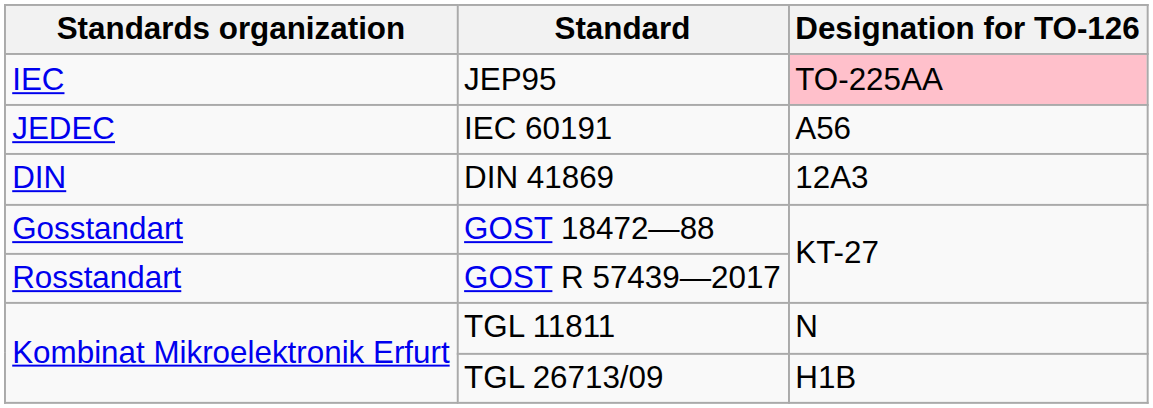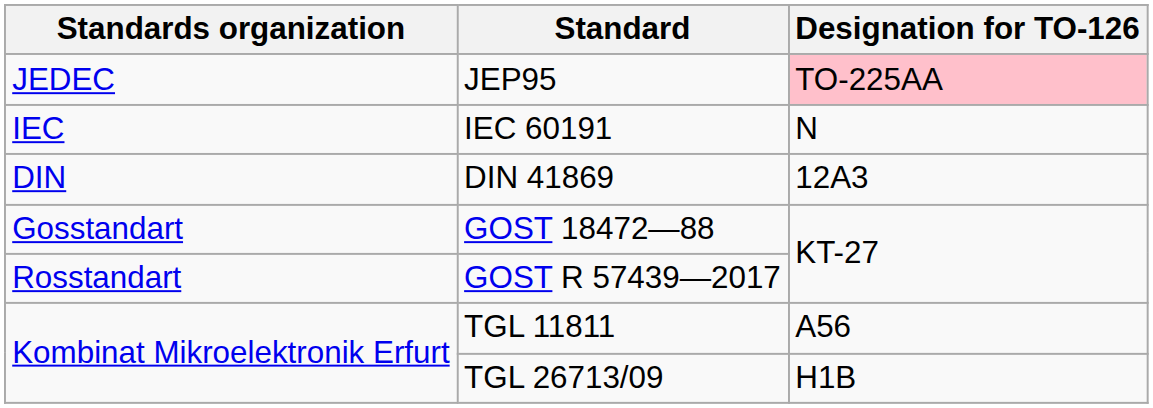(38, 79) IEC -> (64, 79) JEDEC
(64, 128) JEDEC -> (38, 128) IEC
(823, 128) A56 -> (807, 128) N
(807, 327) N -> (823, 327) A56
